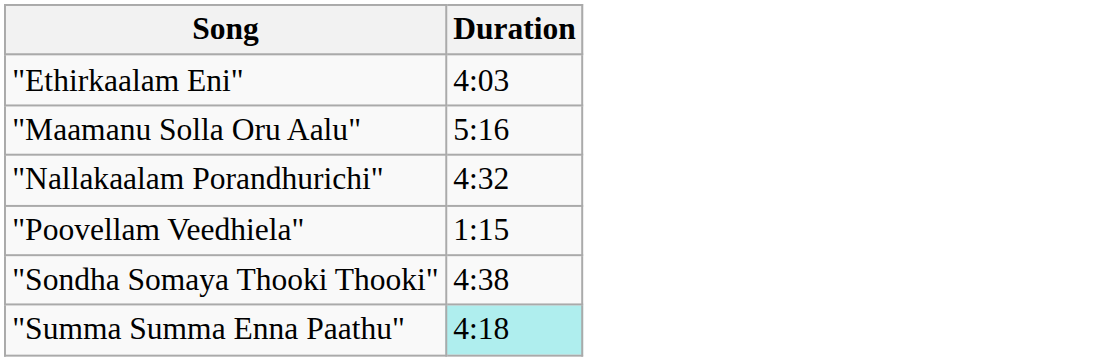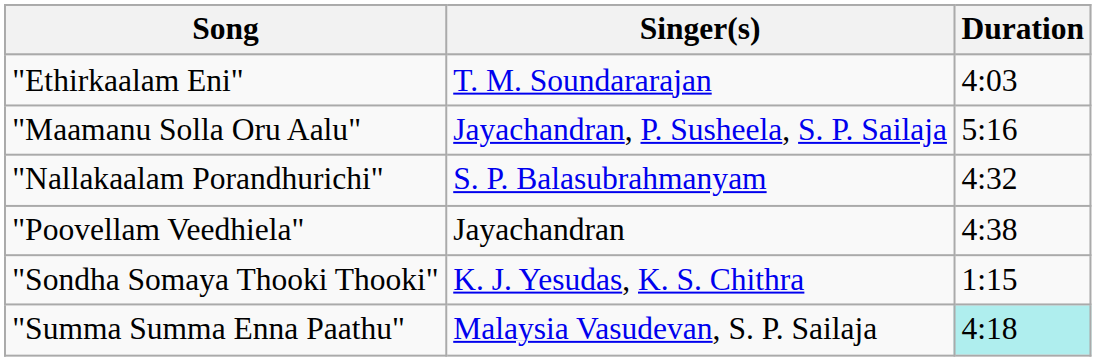+ column: (700, 29)
(481, 229) 1:15 -> (990, 229) 4:38
(481, 279) 4:38 -> (990, 279) 1:15
